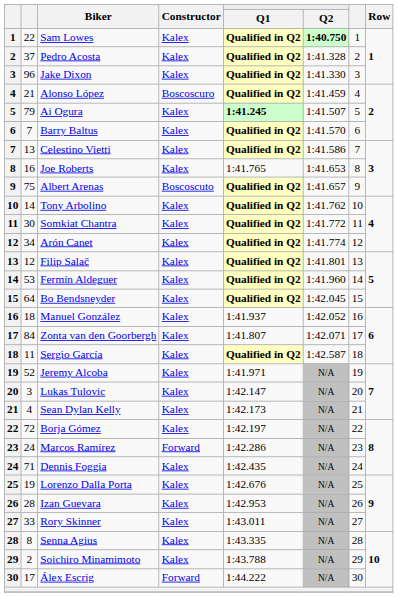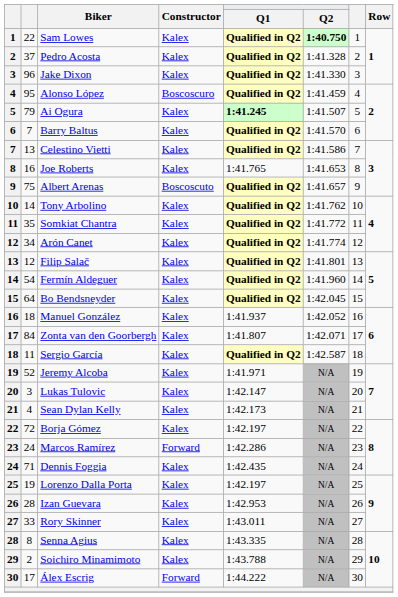(29, 93) 21 -> (29, 93) 95
(29, 223) 30 -> (29, 223) 35
(29, 279) 53 -> (29, 279) 54
(246, 484) 1:42.676 -> (246, 484) 1:42.197
